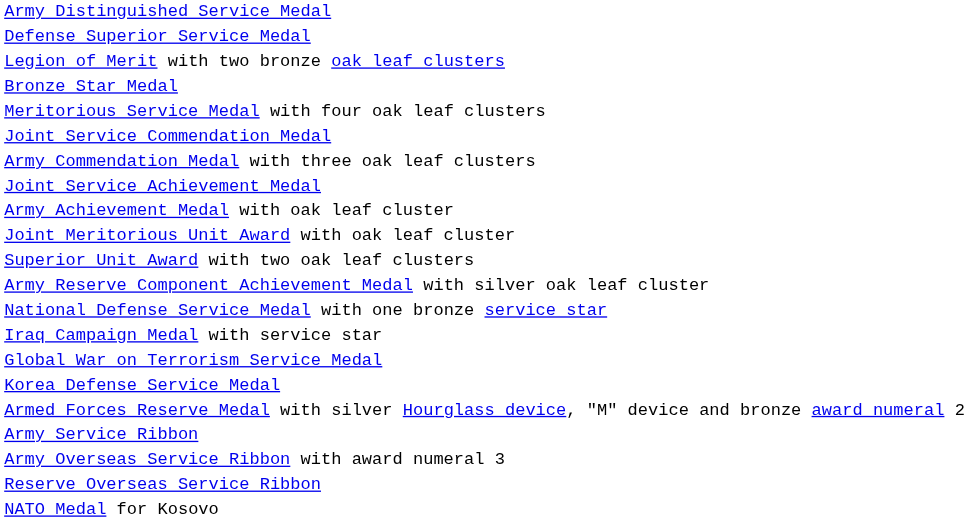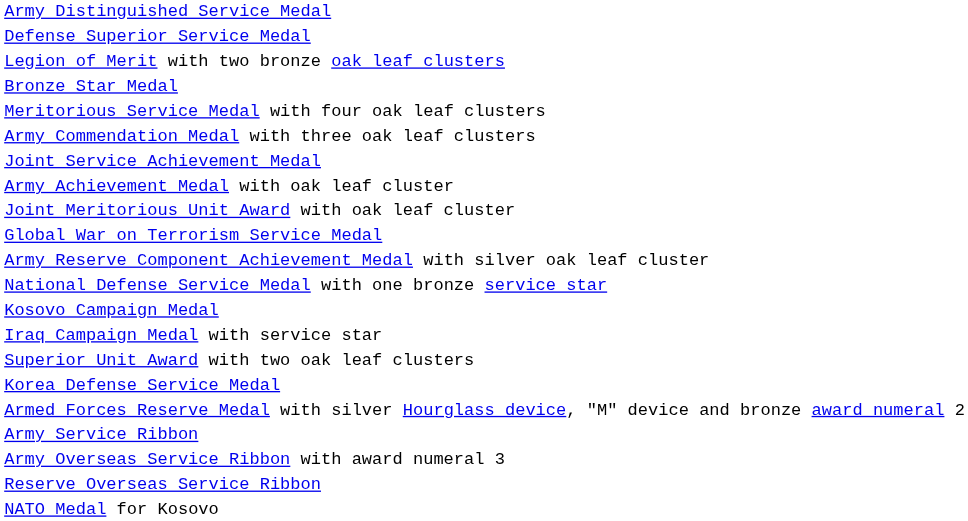- row: (168, 136)
rows swapped: (239, 261) <-> (193, 360)
+ row: (111, 310)
